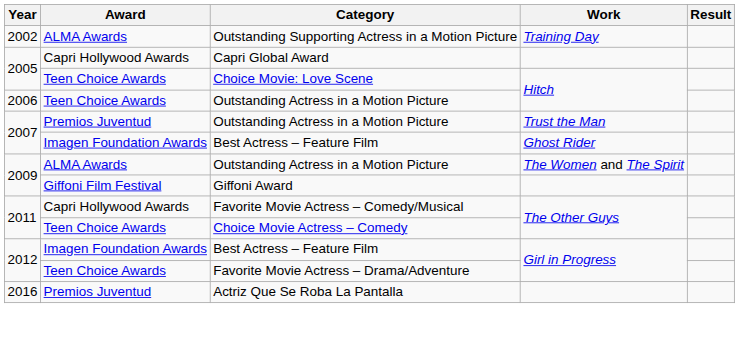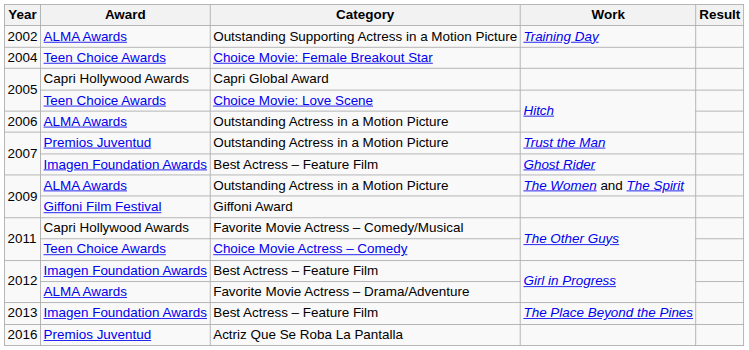+ row: (22, 57)
(105, 100) Teen Choice Awards -> (85, 121) ALMA Awards
(105, 270) Teen Choice Awards -> (85, 292) ALMA Awards
+ row: (22, 313)
